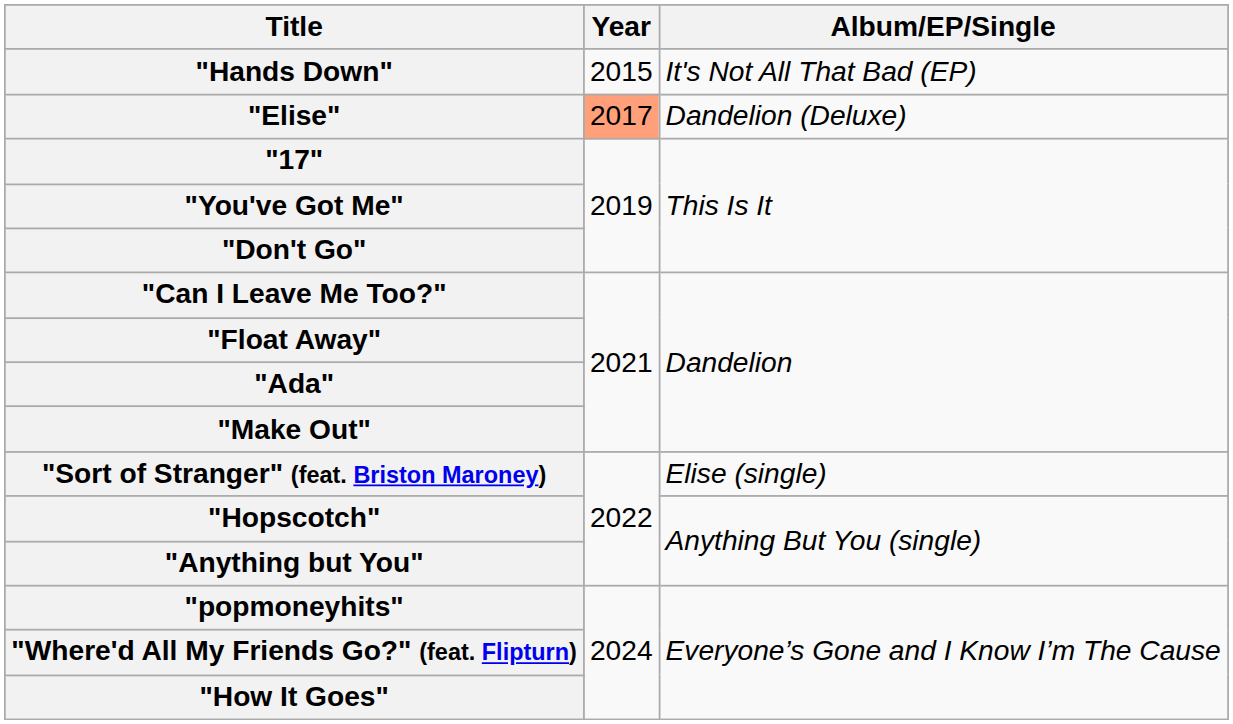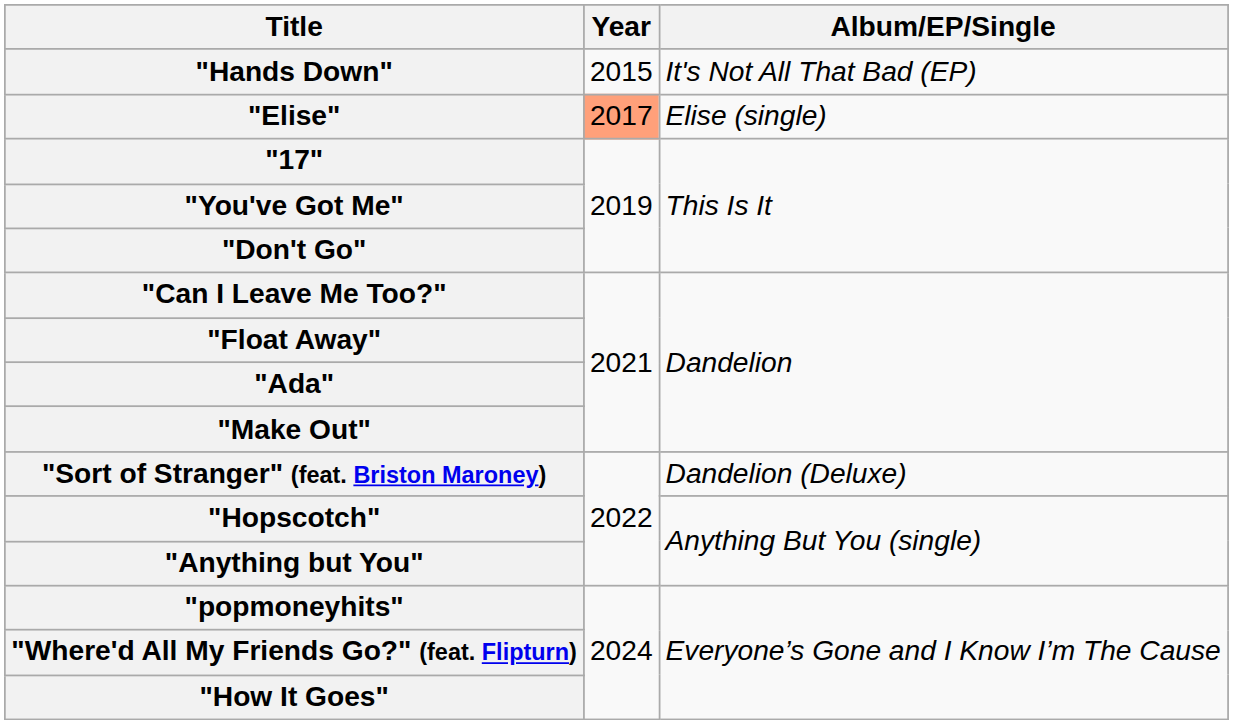(786, 116) Dandelion (Deluxe) -> (746, 116) Elise (single)
(746, 473) Elise (single) -> (786, 473) Dandelion (Deluxe)
